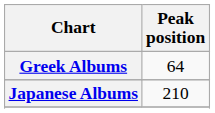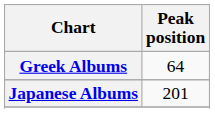(176, 93) 210 -> (176, 93) 201
